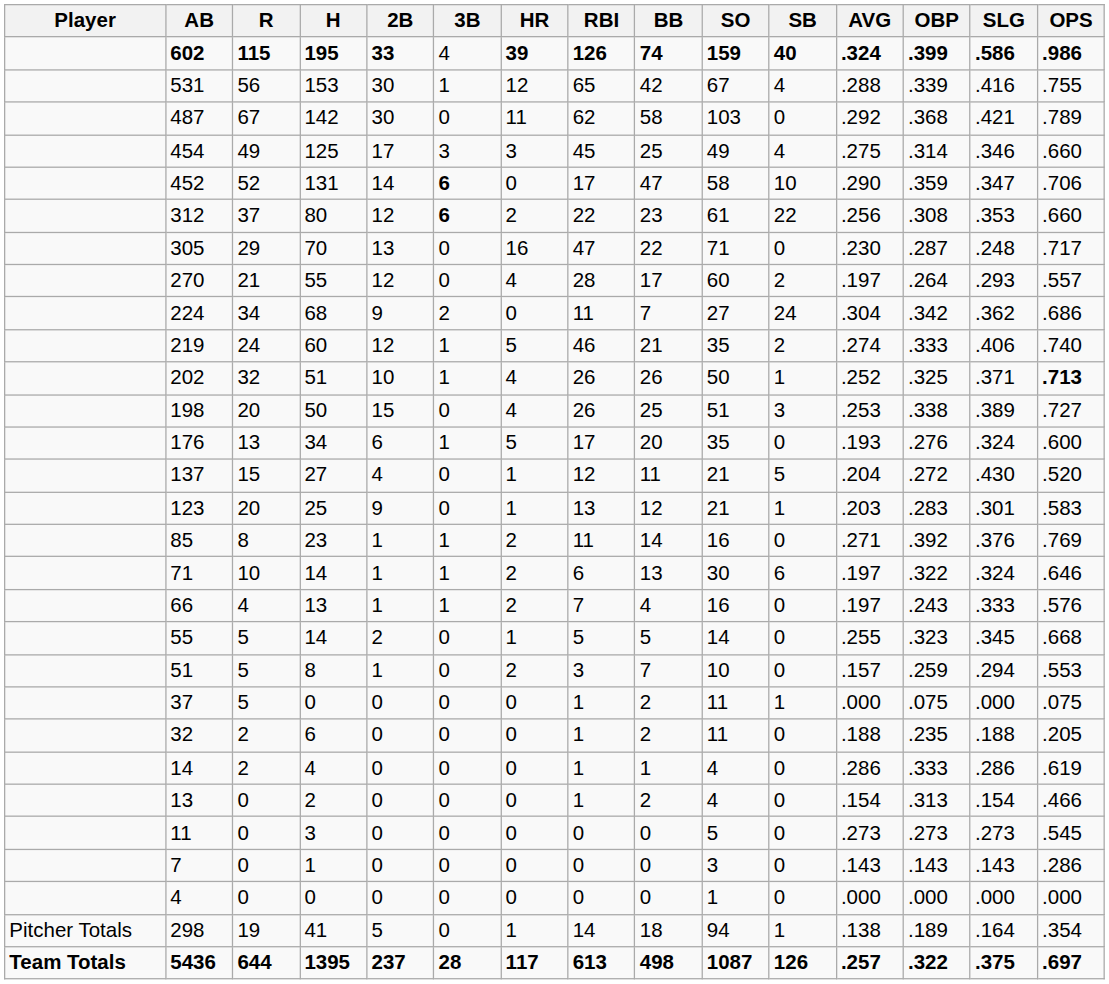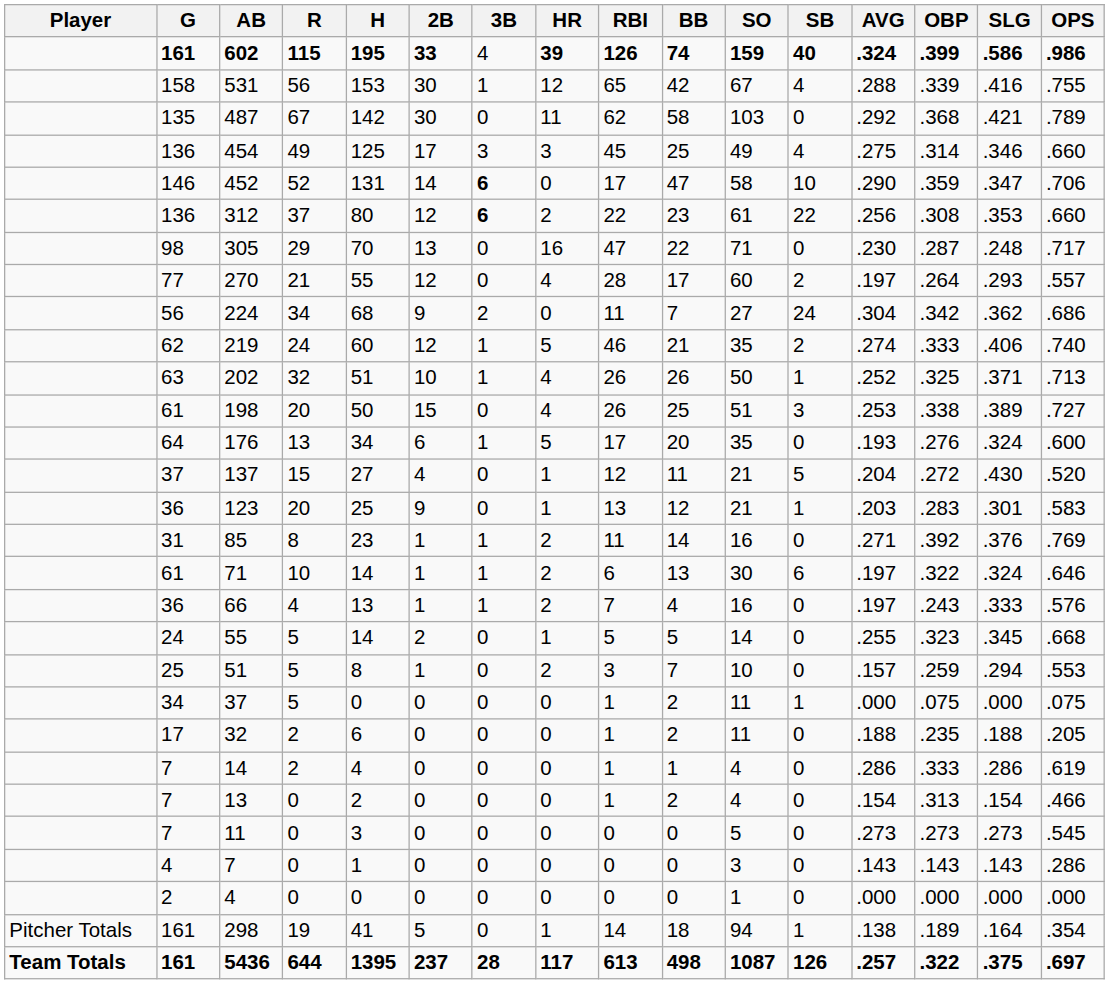+ column: (188, 20)
(1062, 378) bold -> (1066, 378) normal
